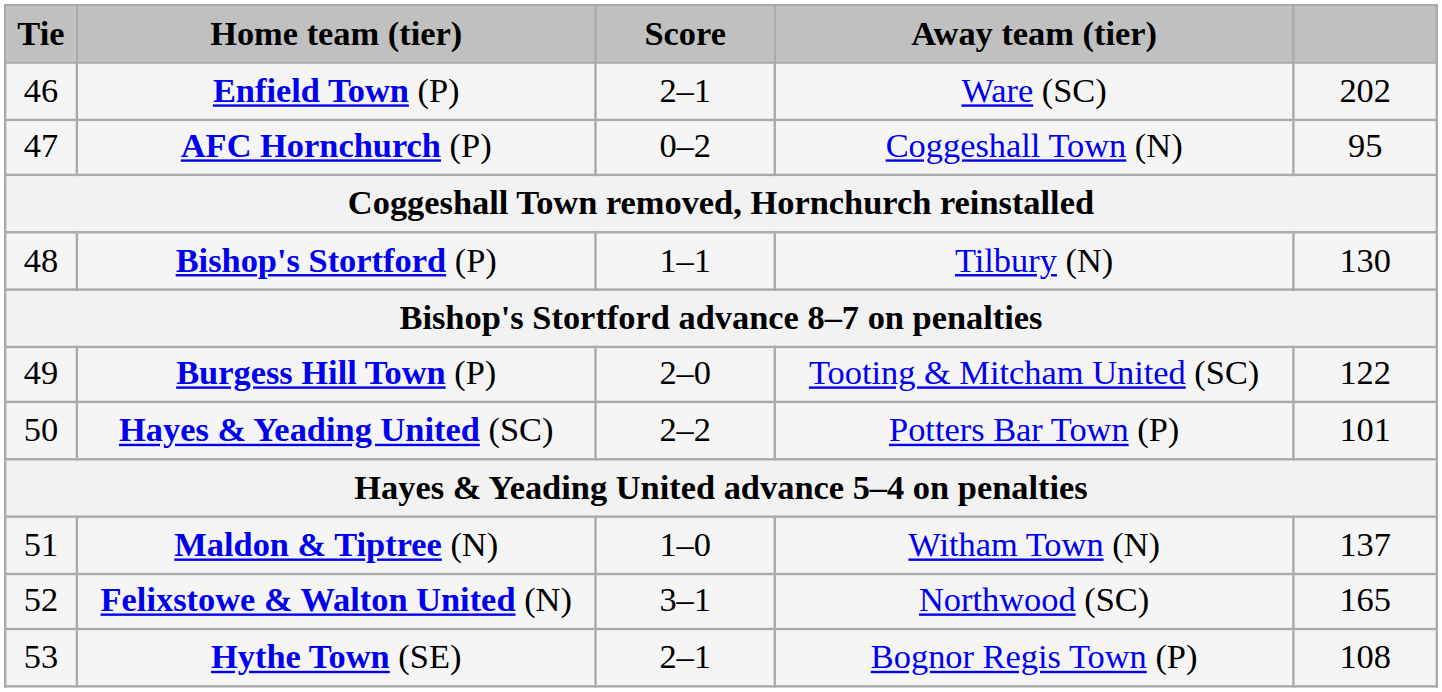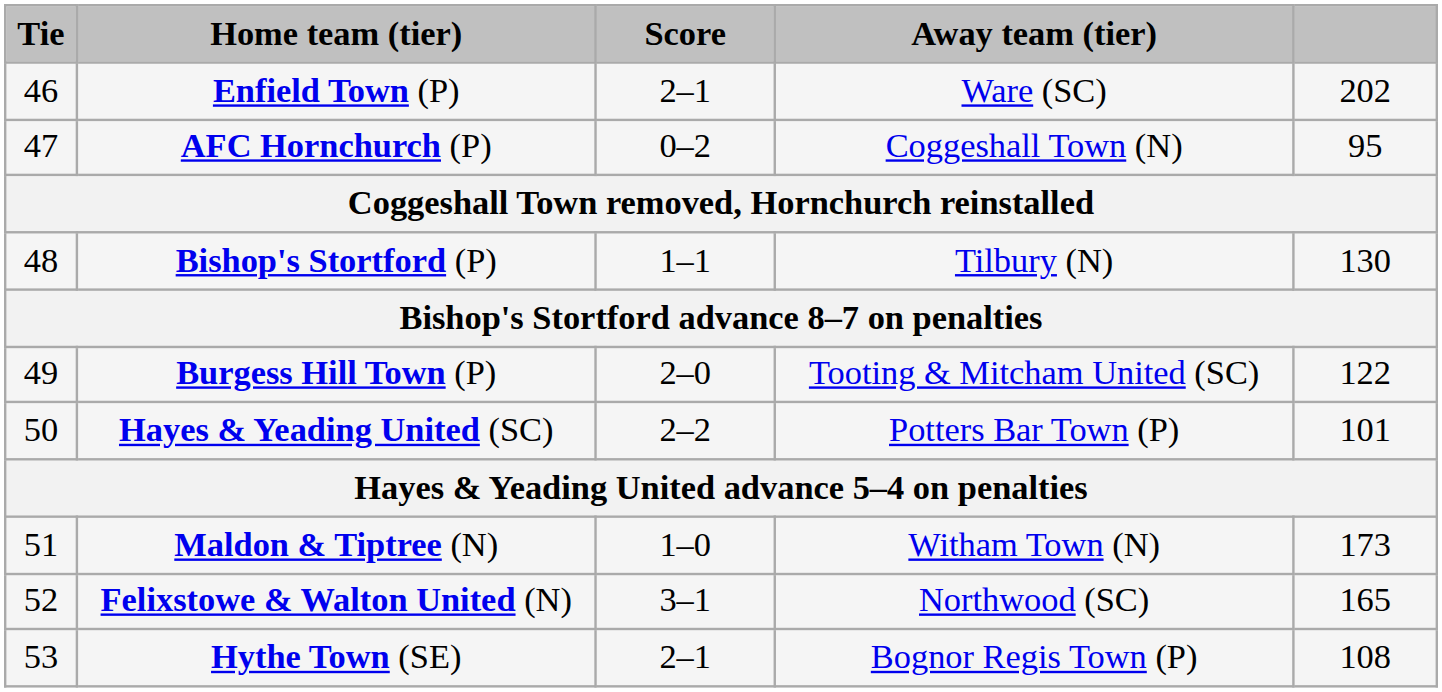(1365, 544) 137 -> (1365, 544) 173
